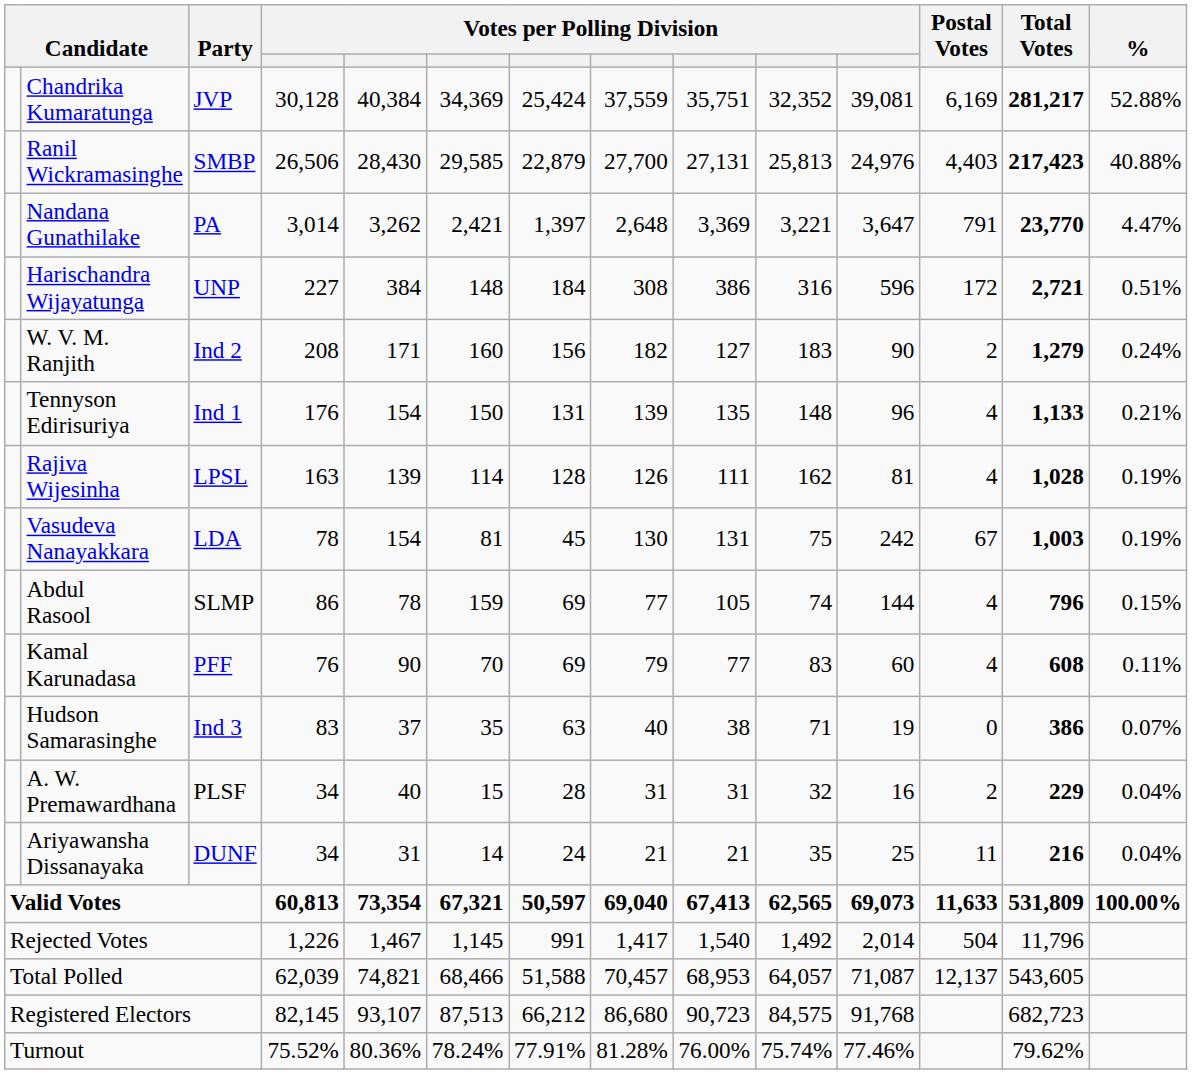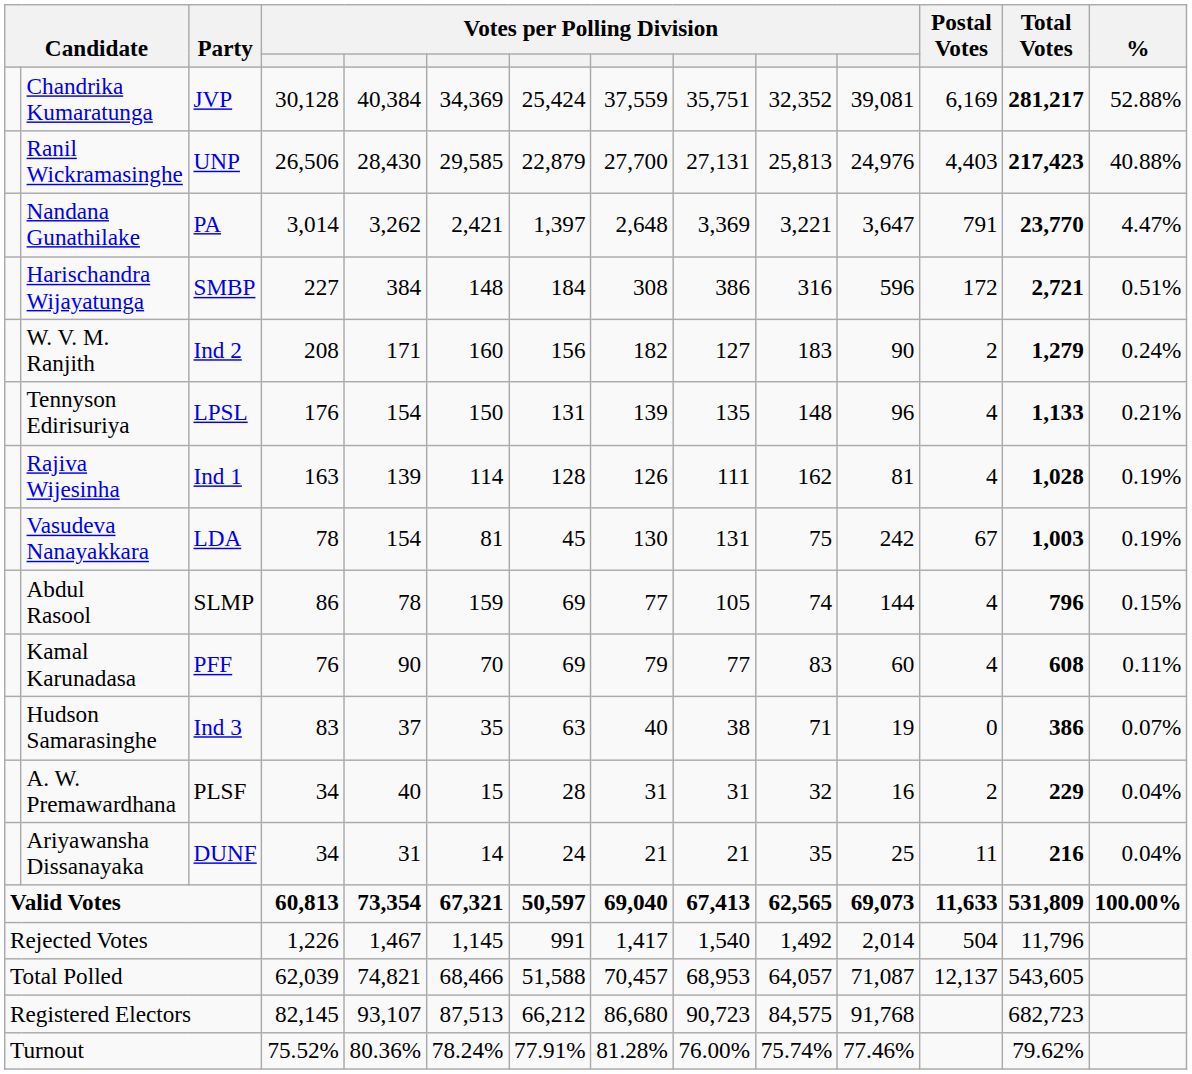(224, 161) SMBP -> (217, 161) UNP
(217, 287) UNP -> (224, 287) SMBP
(218, 413) Ind 1 -> (221, 413) LPSL
(221, 476) LPSL -> (218, 476) Ind 1
